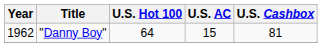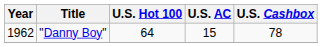(275, 33) 81 -> (275, 33) 78
